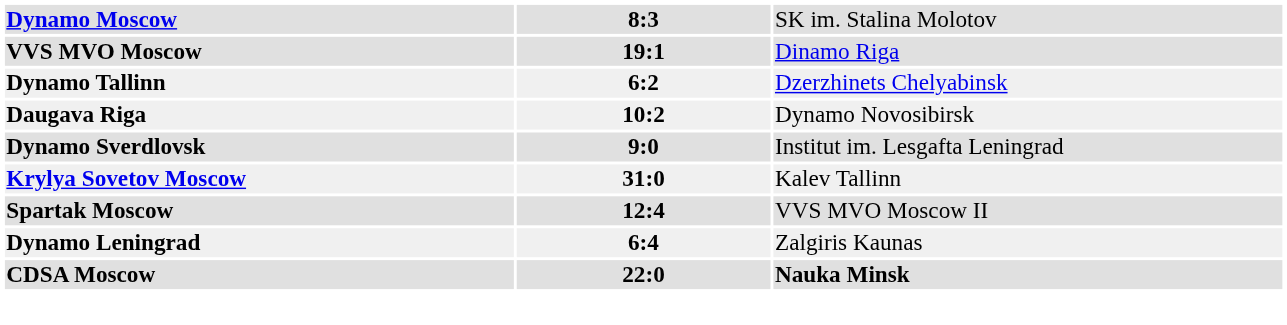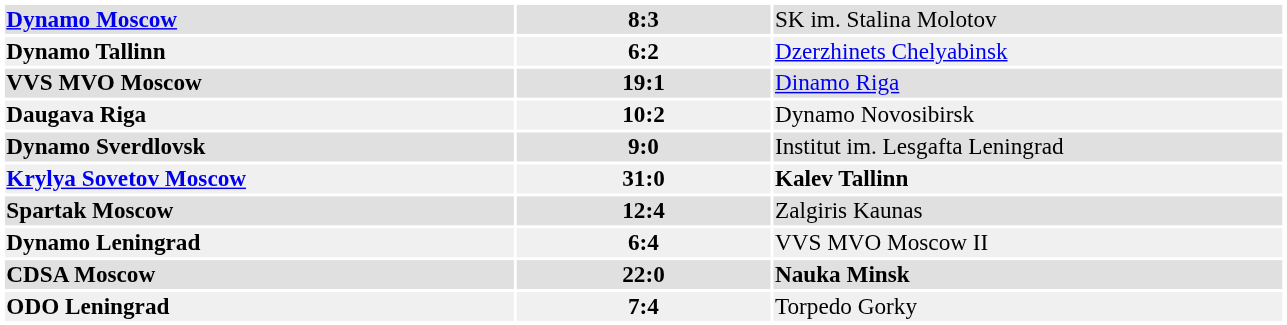rows swapped: (86, 82) <-> (104, 51)
(838, 178) normal -> (842, 178) bold
(882, 210) VVS MVO Moscow II -> (849, 210) Zalgiris Kaunas
(849, 242) Zalgiris Kaunas -> (882, 242) VVS MVO Moscow II
+ row: (88, 306)
